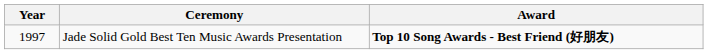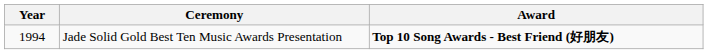(32, 36) 1997 -> (32, 36) 1994
